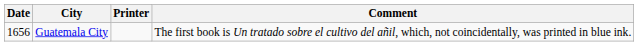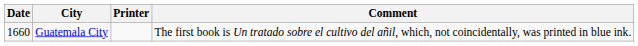(19, 31) 1656 -> (19, 31) 1660
